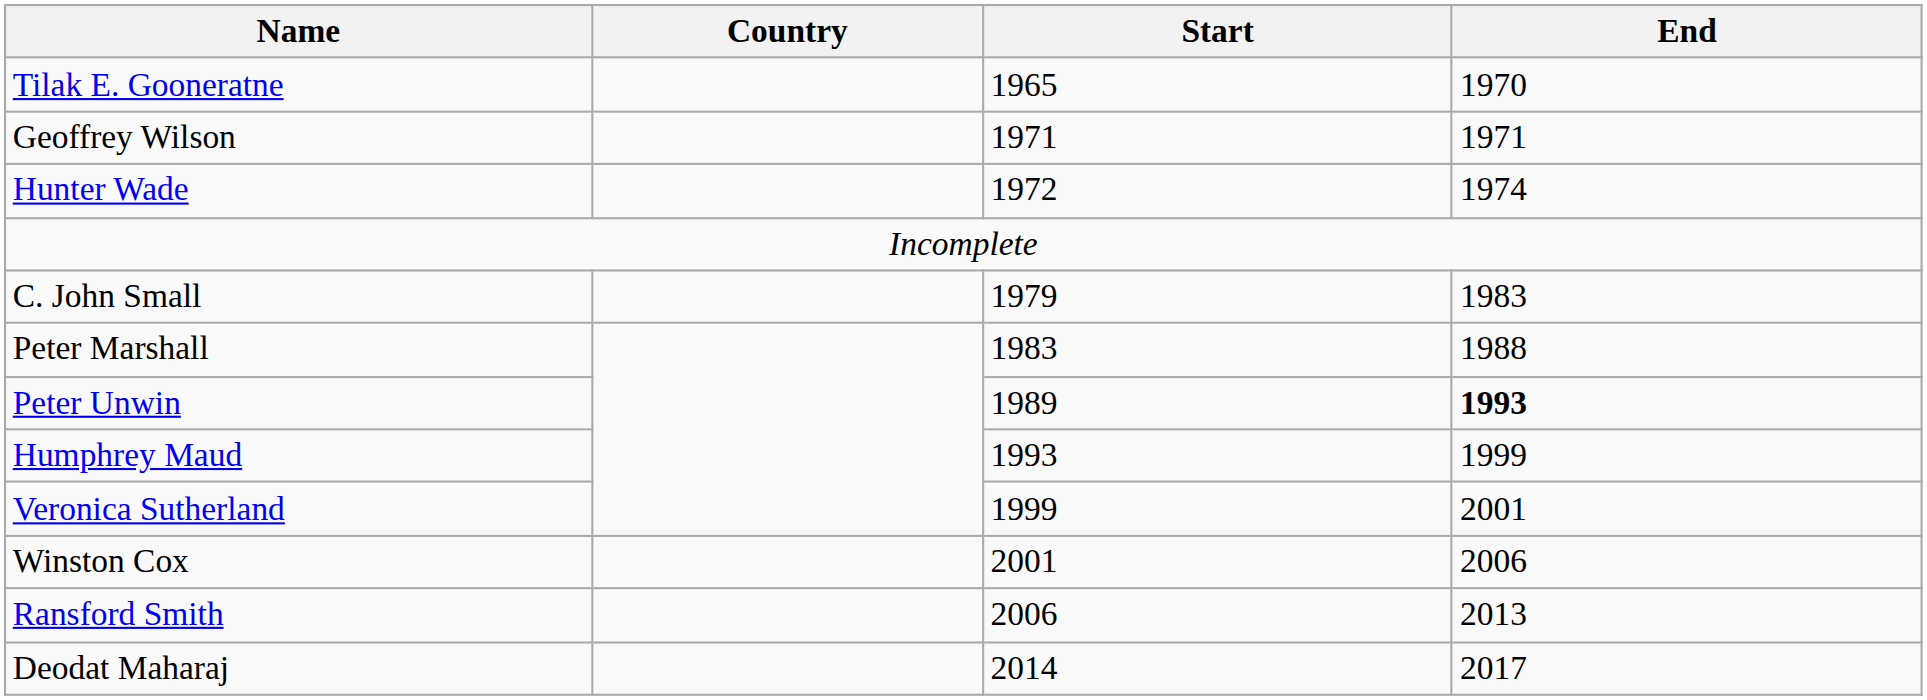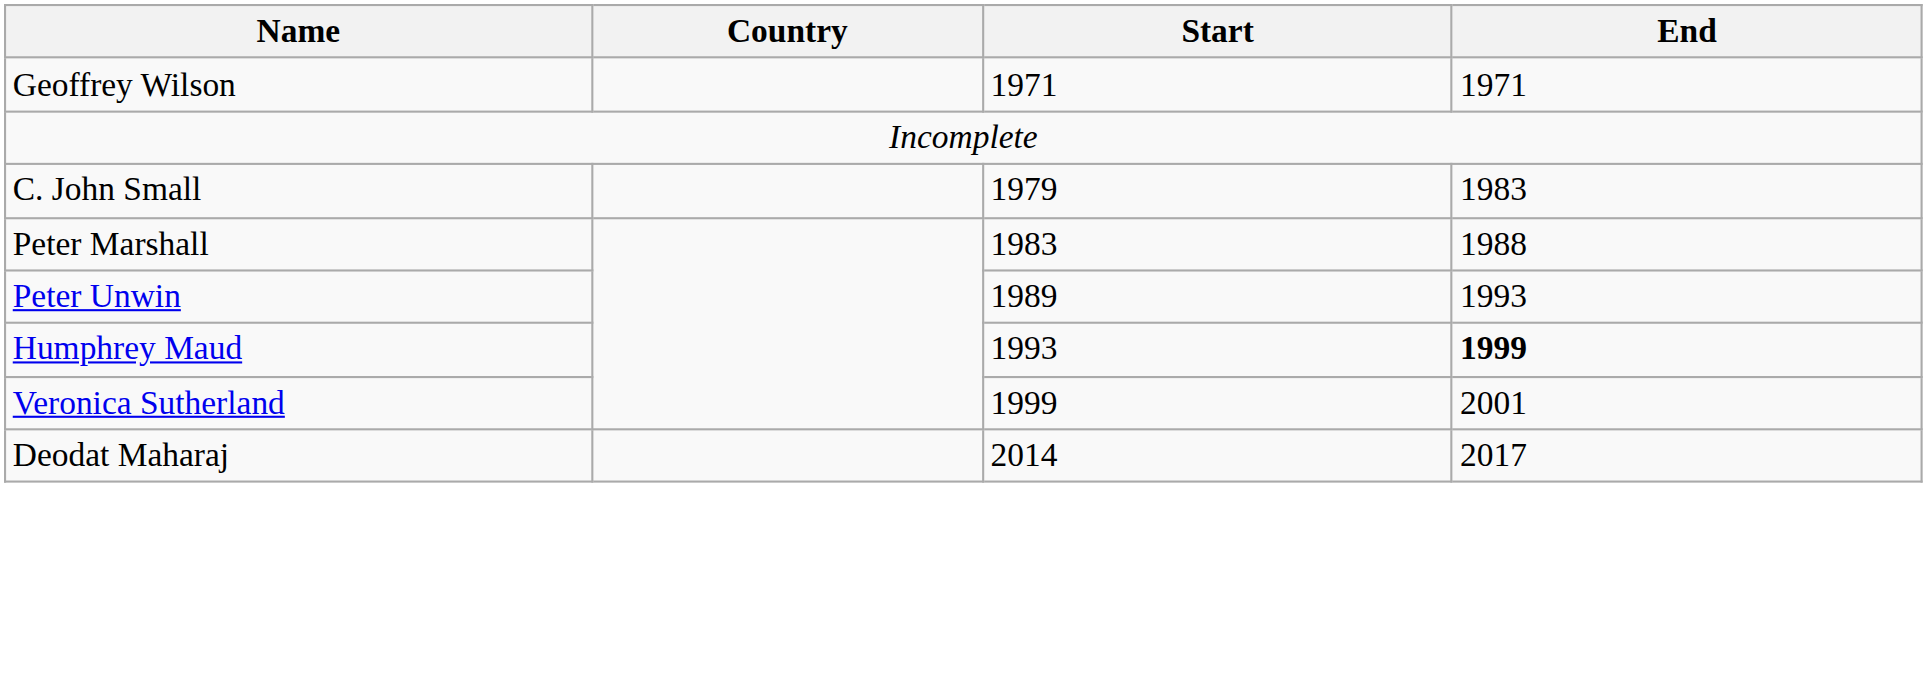- row: (148, 84)
- row: (101, 190)
(1493, 402) bold -> (1493, 296) normal
(1493, 455) normal -> (1493, 349) bold
- row: (101, 561)
- row: (118, 614)
